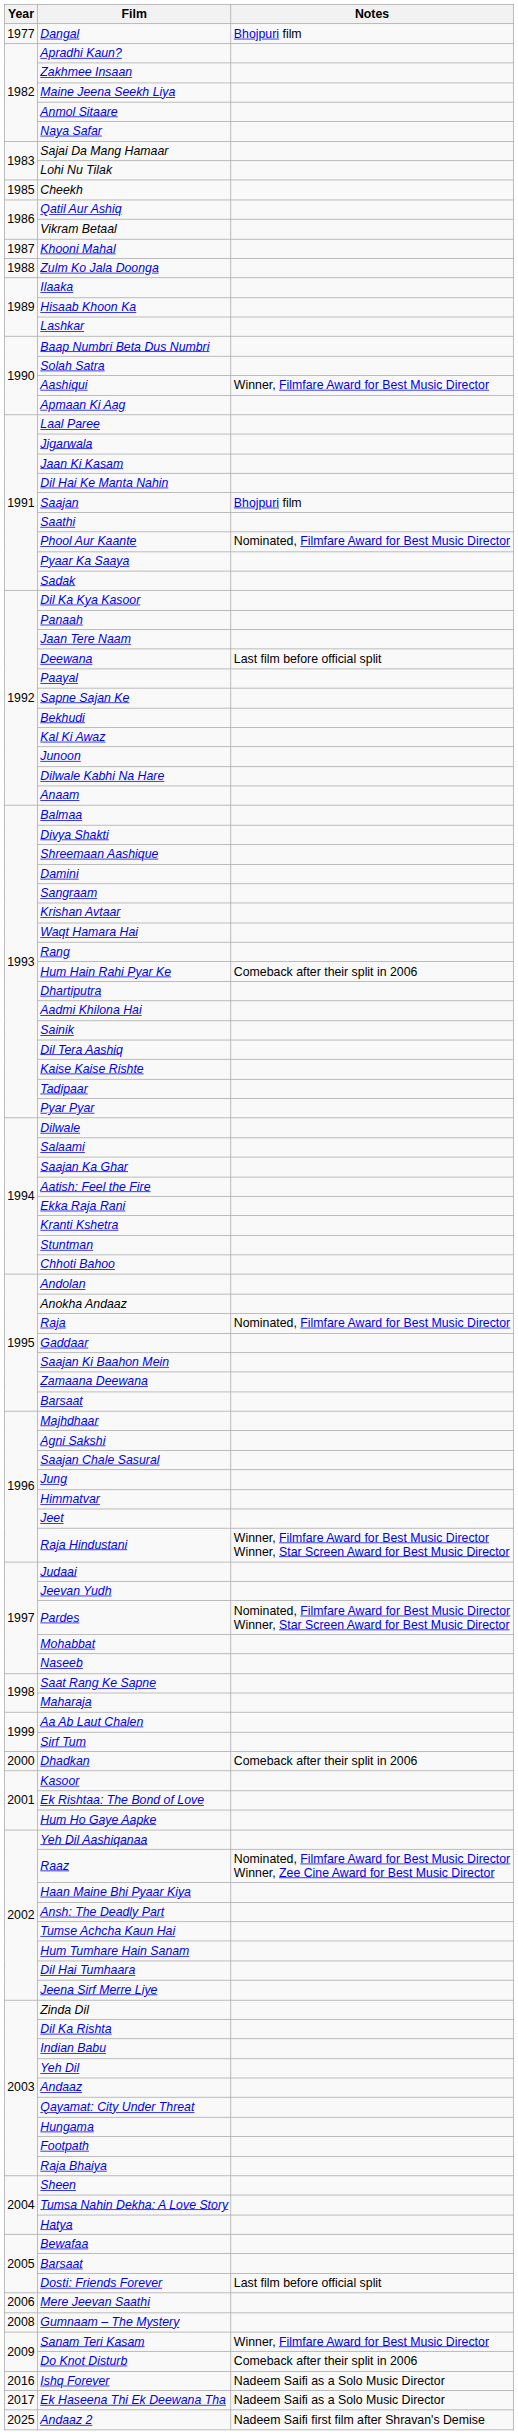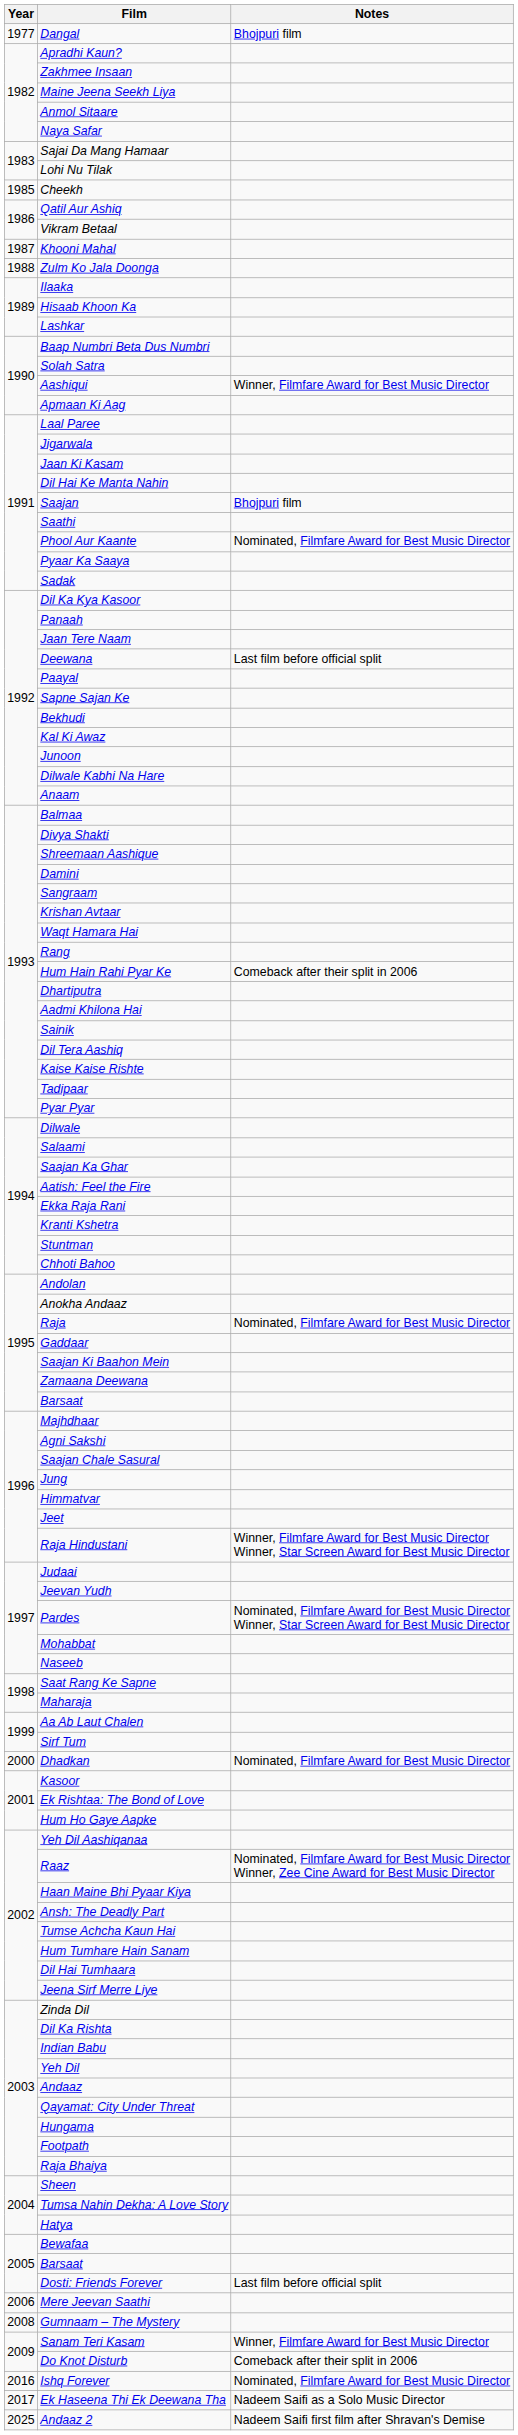(326, 1761) Comeback after their split in 2006 -> (372, 1761) Nominated, Filmfare Award for Best Music Director
(339, 2380) Nadeem Saifi as a Solo Music Director -> (372, 2380) Nominated, Filmfare Award for Best Music Director
